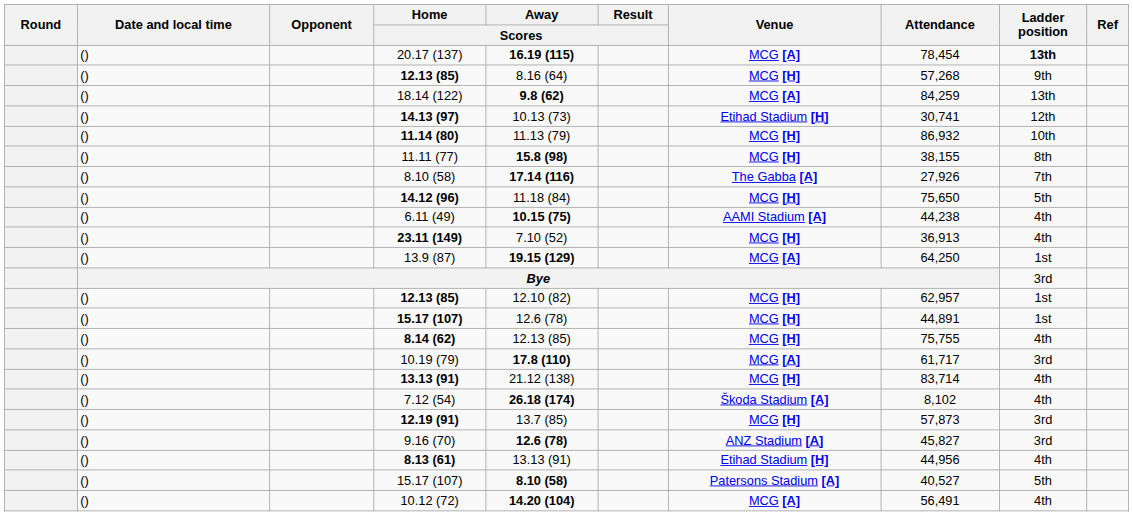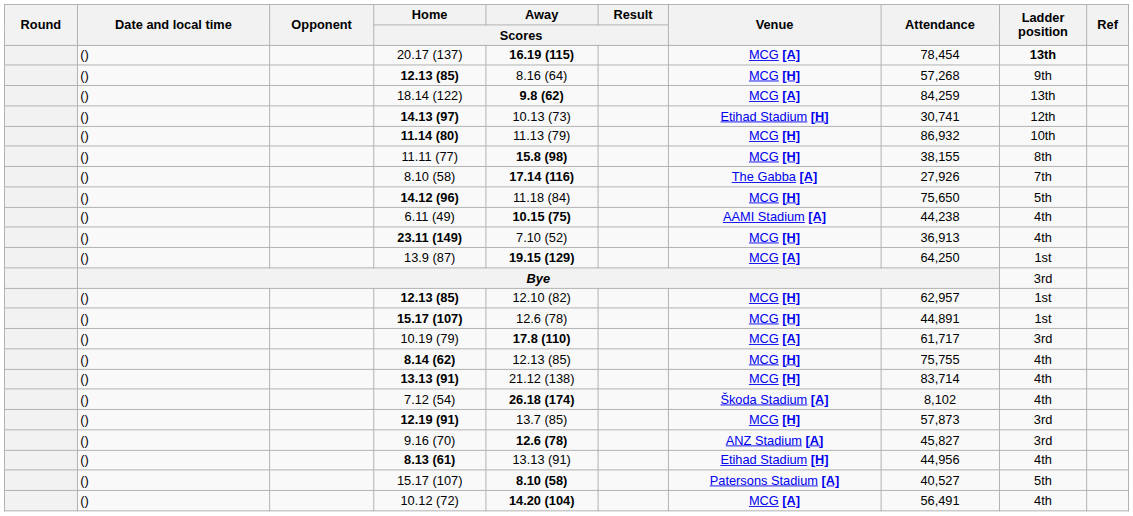rows swapped: (85, 339) <-> (85, 359)
